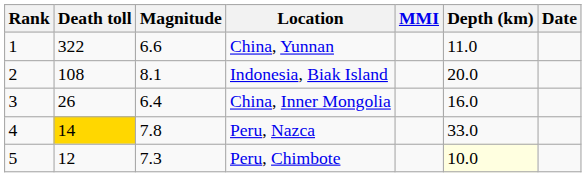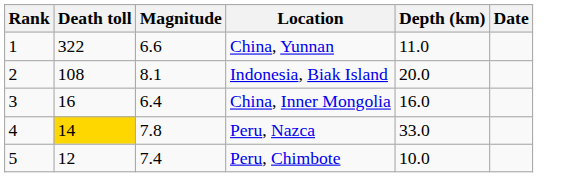- column: (419, 18)
(67, 102) 26 -> (67, 102) 16
(151, 158) 7.3 -> (151, 158) 7.4
(463, 158) lightyellow background -> (414, 158) no background
